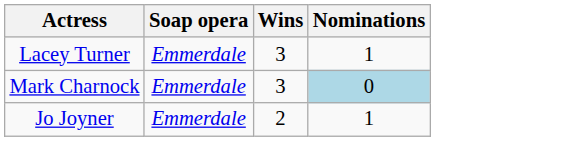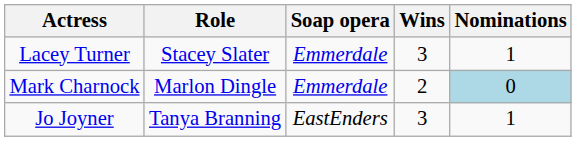+ column: (215, 20)
(281, 86) 3 -> (422, 86) 2
(199, 119) Emmerdale -> (340, 119) EastEnders
(281, 119) 2 -> (422, 119) 3
